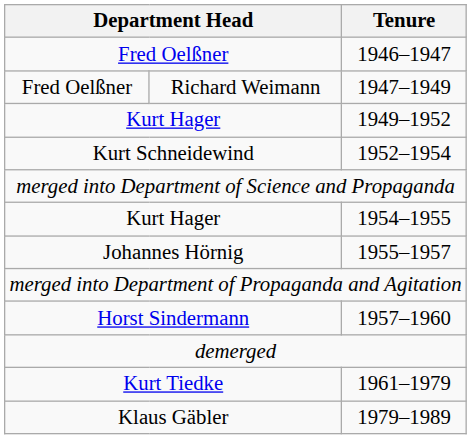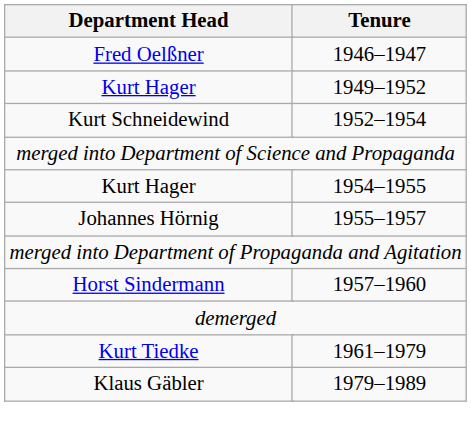- row: (246, 86)
